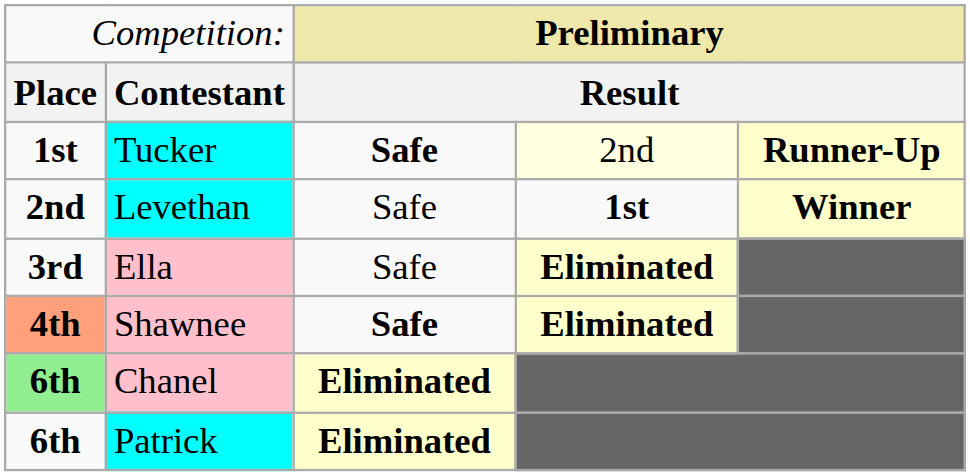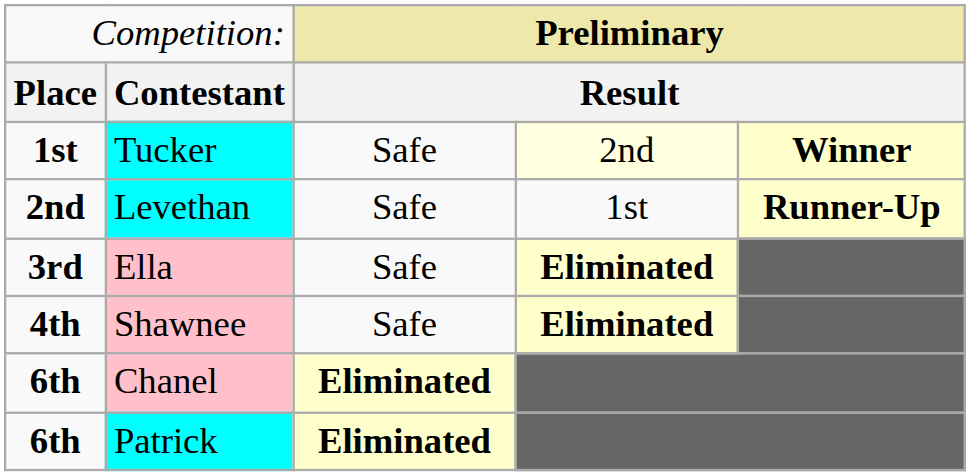(404, 149) bold -> (404, 149) normal
(852, 149) Runner-Up -> (852, 149) Winner
(627, 207) bold -> (627, 207) normal
(852, 207) Winner -> (852, 207) Runner-Up
(55, 324) lightsalmon background -> (55, 324) no background
(404, 324) bold -> (404, 324) normal
(55, 382) lightgreen background -> (55, 382) no background
